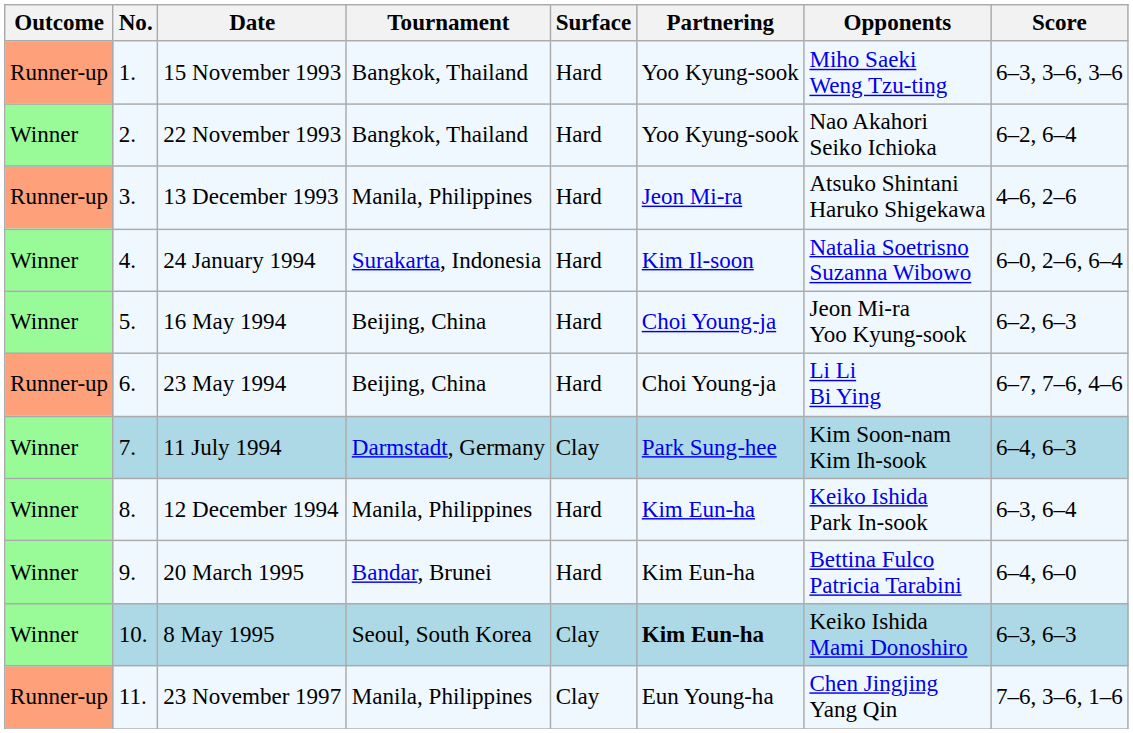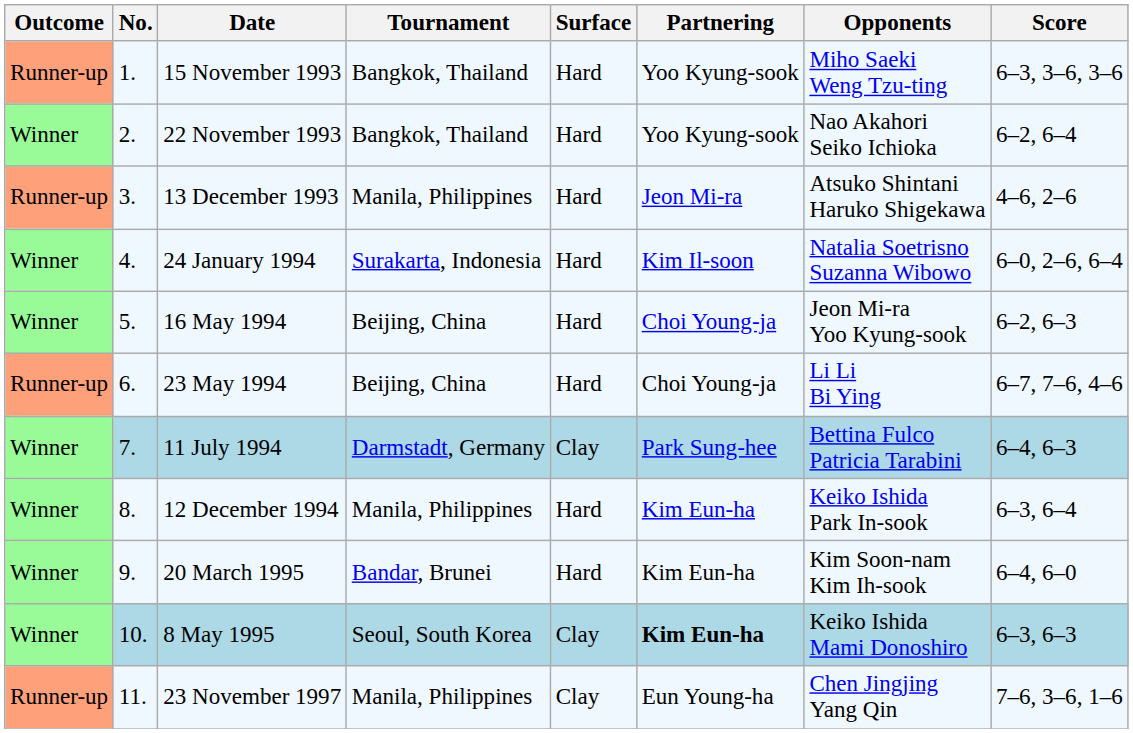(880, 447) Kim Soon-nam Kim Ih-sook -> (886, 447) Bettina Fulco Patricia Tarabini
(886, 571) Bettina Fulco Patricia Tarabini -> (880, 571) Kim Soon-nam Kim Ih-sook
